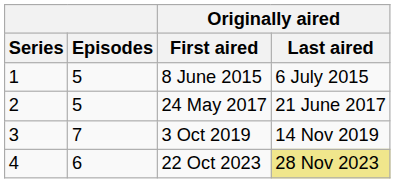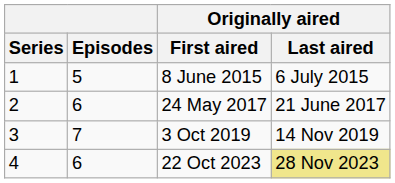(77, 105) 5 -> (77, 105) 6
